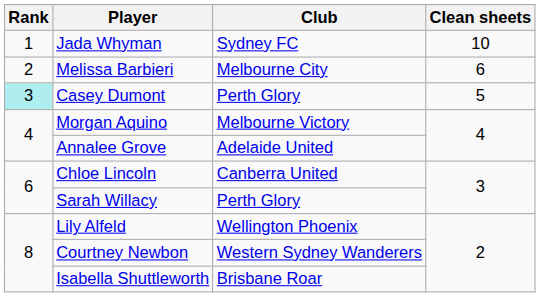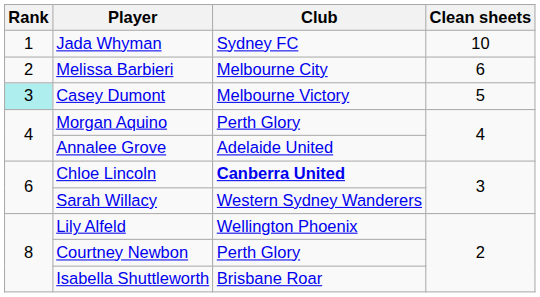(258, 95) Perth Glory -> (283, 95) Melbourne Victory
(283, 122) Melbourne Victory -> (258, 122) Perth Glory
(277, 174) normal -> (281, 174) bold
(258, 200) Perth Glory -> (319, 200) Western Sydney Wanderers
(319, 252) Western Sydney Wanderers -> (258, 252) Perth Glory
